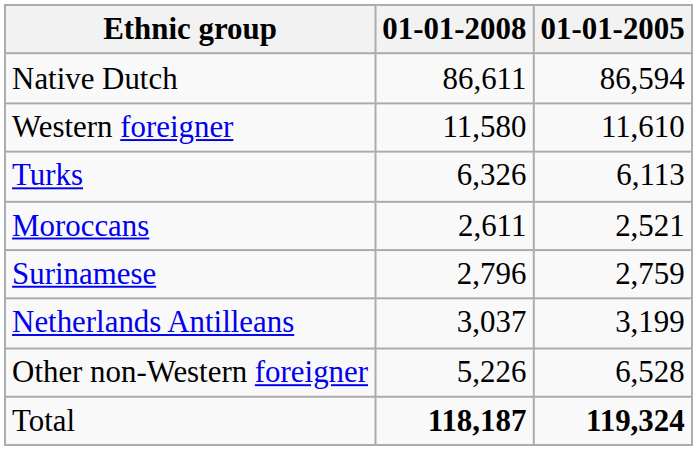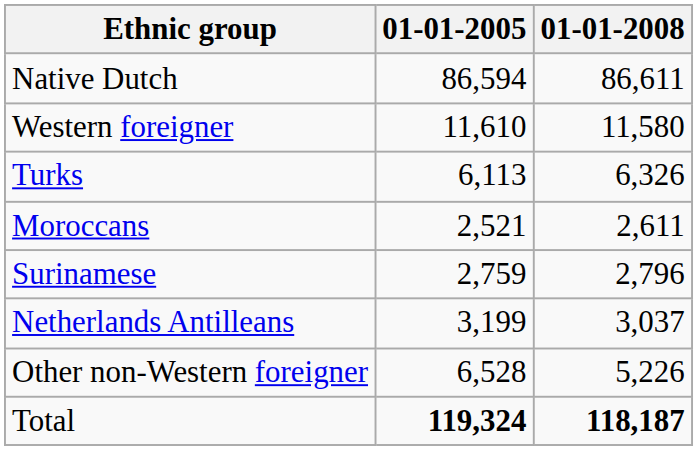columns swapped: (613, 28) <-> (454, 28)
